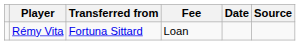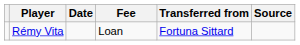columns swapped: (114, 13) <-> (237, 13)
